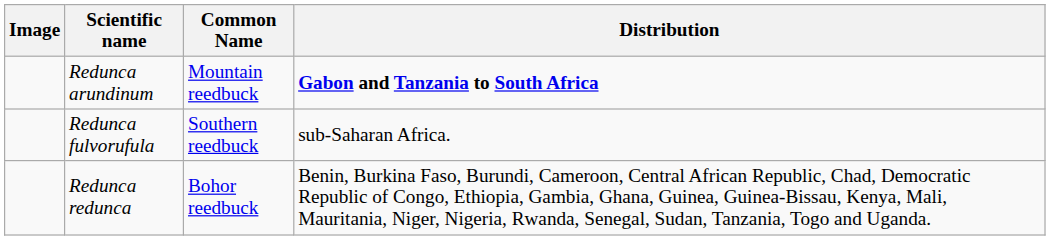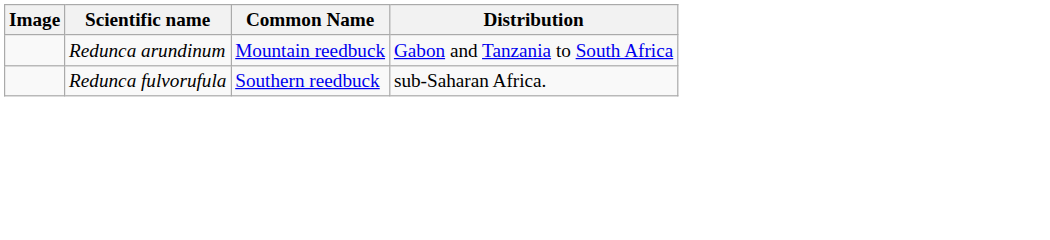(448, 82) bold -> (534, 50) normal
- row: (103, 197)
